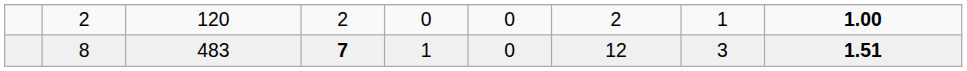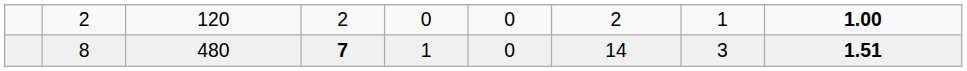(213, 50) 483 -> (213, 50) 480
(616, 50) 12 -> (616, 50) 14
